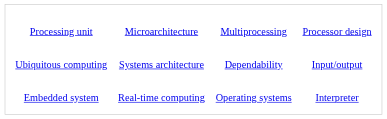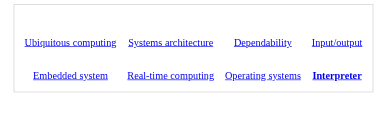- row: (61, 31)
(337, 98) normal -> (337, 75) bold
